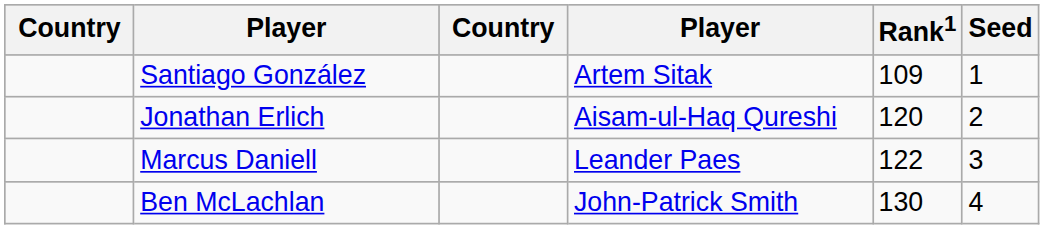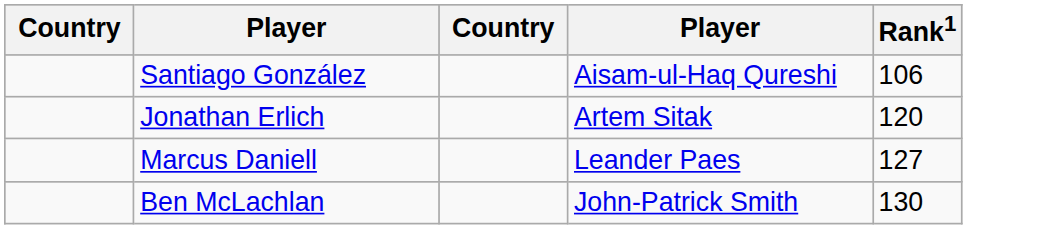- column: (1001, 29)
(643, 75) Artem Sitak -> (705, 75) Aisam-ul-Haq Qureshi
(901, 75) 109 -> (901, 75) 106
(705, 117) Aisam-ul-Haq Qureshi -> (643, 117) Artem Sitak
(901, 160) 122 -> (901, 160) 127
